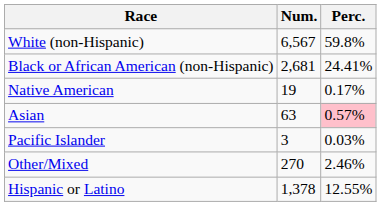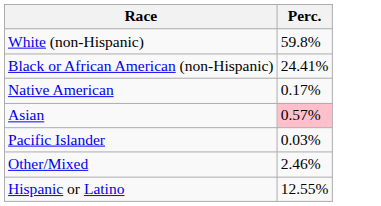- column: (299, 16)
